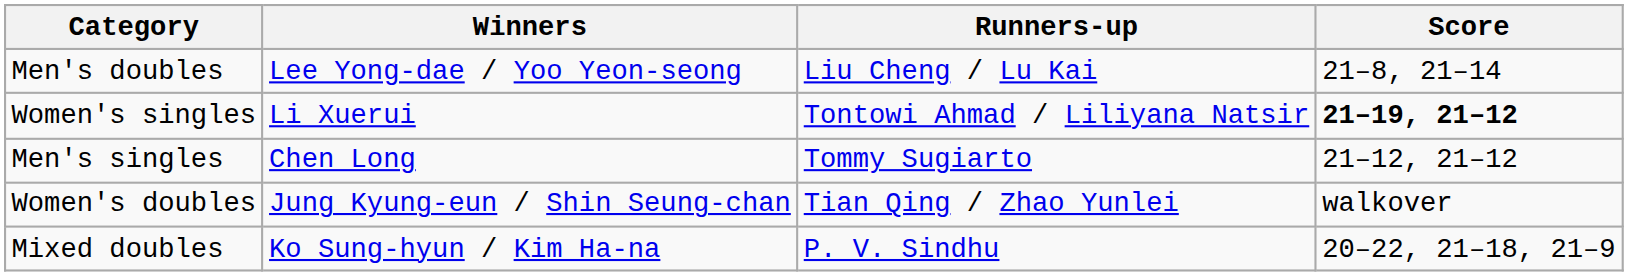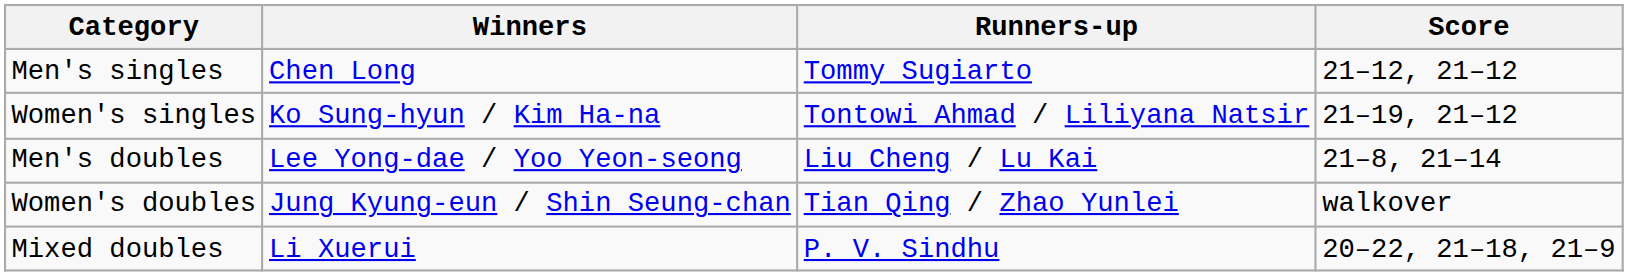rows swapped: (117, 160) <-> (117, 71)
(342, 116) Li Xuerui -> (465, 116) Ko Sung-hyun / Kim Ha-na
(1420, 116) bold -> (1420, 116) normal
(465, 249) Ko Sung-hyun / Kim Ha-na -> (342, 249) Li Xuerui
